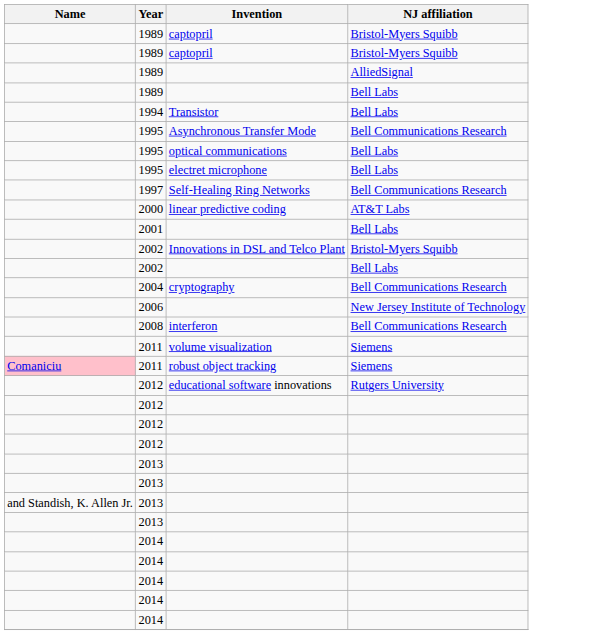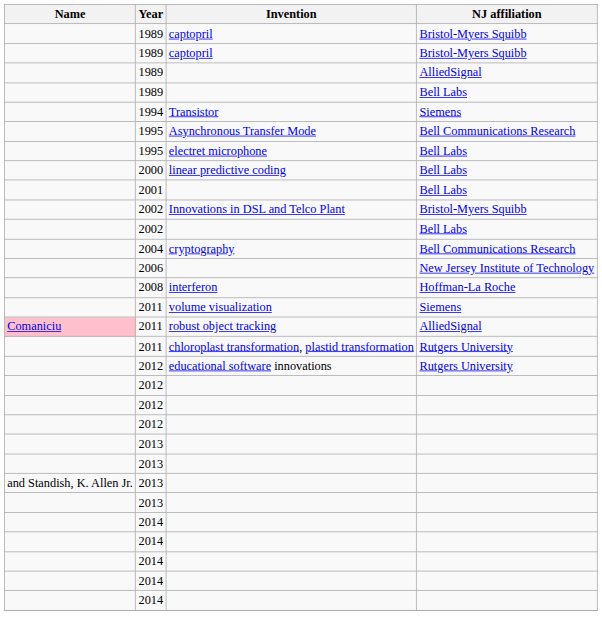(374, 111) Bell Labs -> (440, 111) Siemens
- row: (151, 151)
- row: (151, 190)
(380, 209) AT&T Labs -> (443, 170) Bell Labs
(429, 326) Bell Communications Research -> (467, 287) Hoffman-La Roche
(371, 365) Siemens -> (451, 326) AlliedSignal
+ row: (151, 346)
